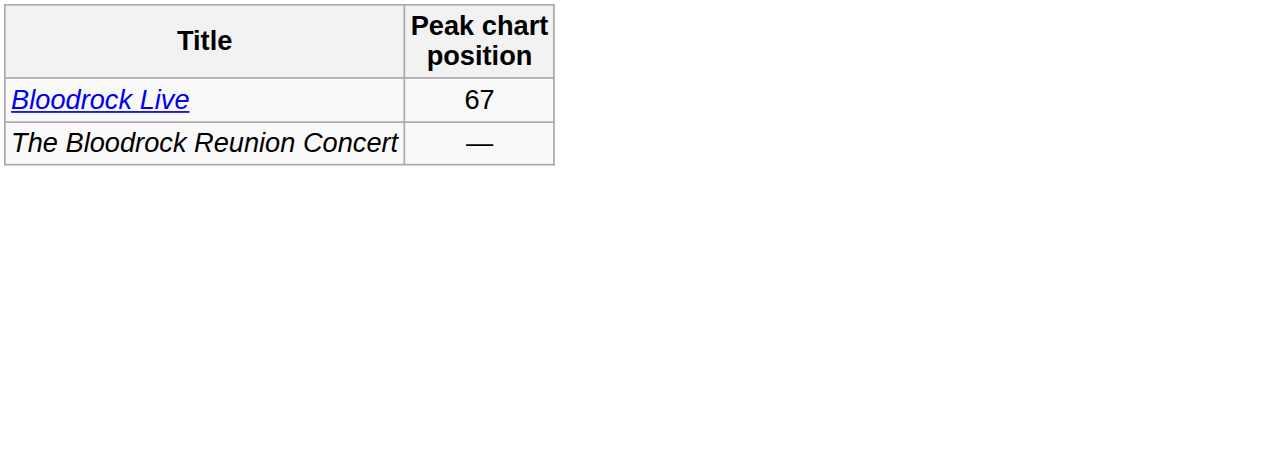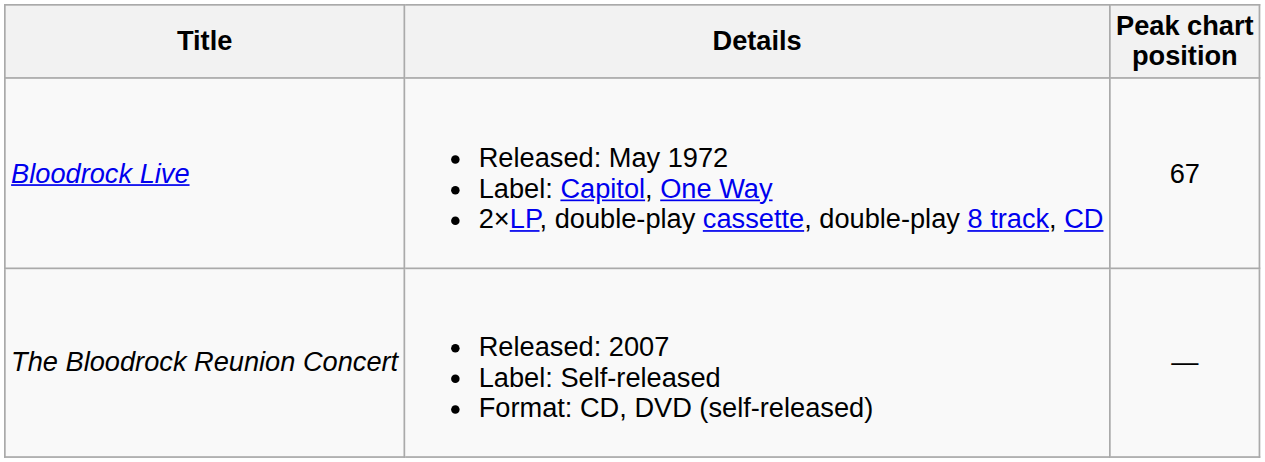+ column: (757, 41)
